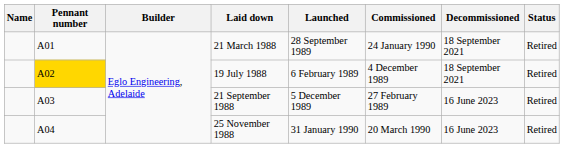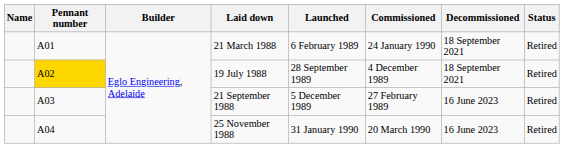(319, 46) 28 September 1989 -> (325, 46) 6 February 1989
(325, 73) 6 February 1989 -> (319, 73) 28 September 1989
